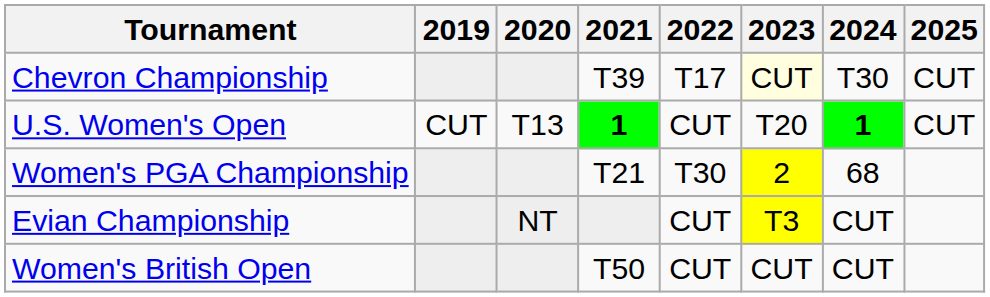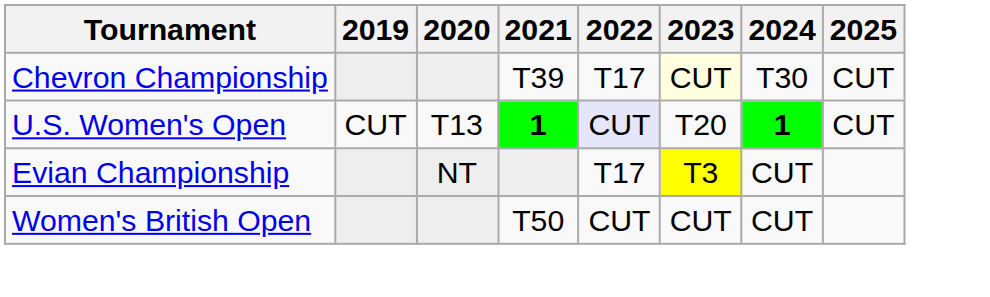(700, 125) no background -> (619, 125) lavender background
- row: (210, 173)
(700, 221) CUT -> (619, 173) T17
